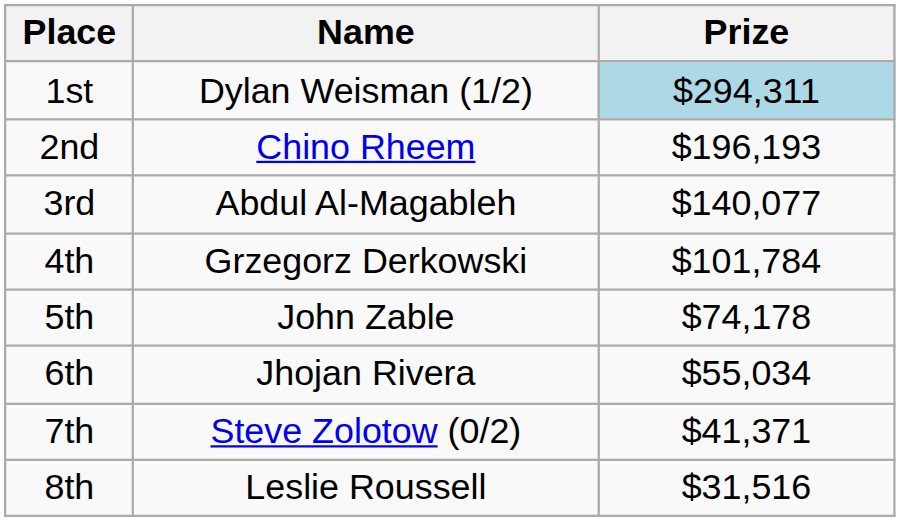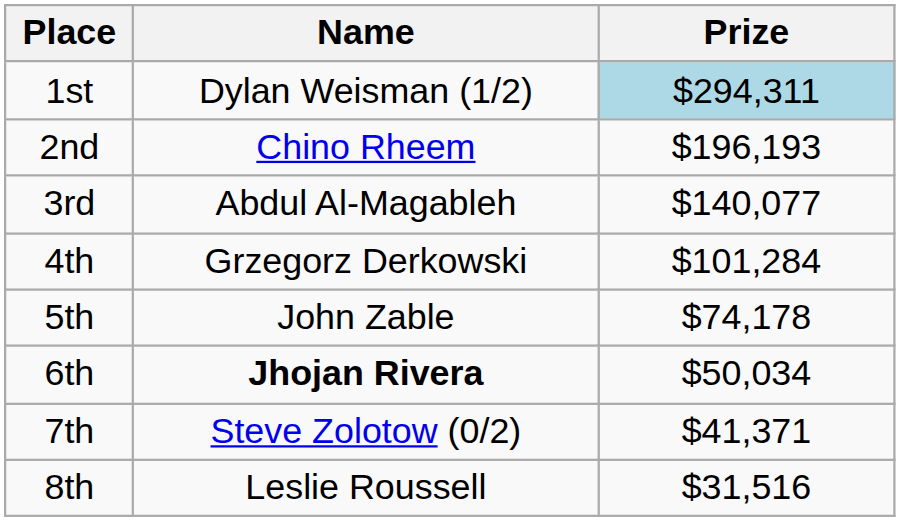(746, 260) $101,784 -> (746, 260) $101,284
(366, 373) normal -> (366, 373) bold
(746, 373) $55,034 -> (746, 373) $50,034
